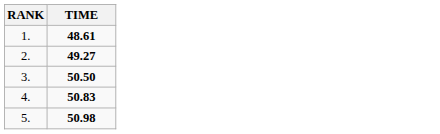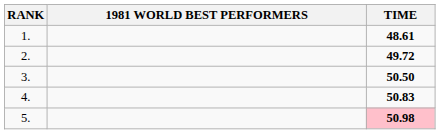+ column: (207, 15)
(81, 56) 49.27 -> (400, 56) 49.72
(81, 118) no background -> (400, 118) pink background
